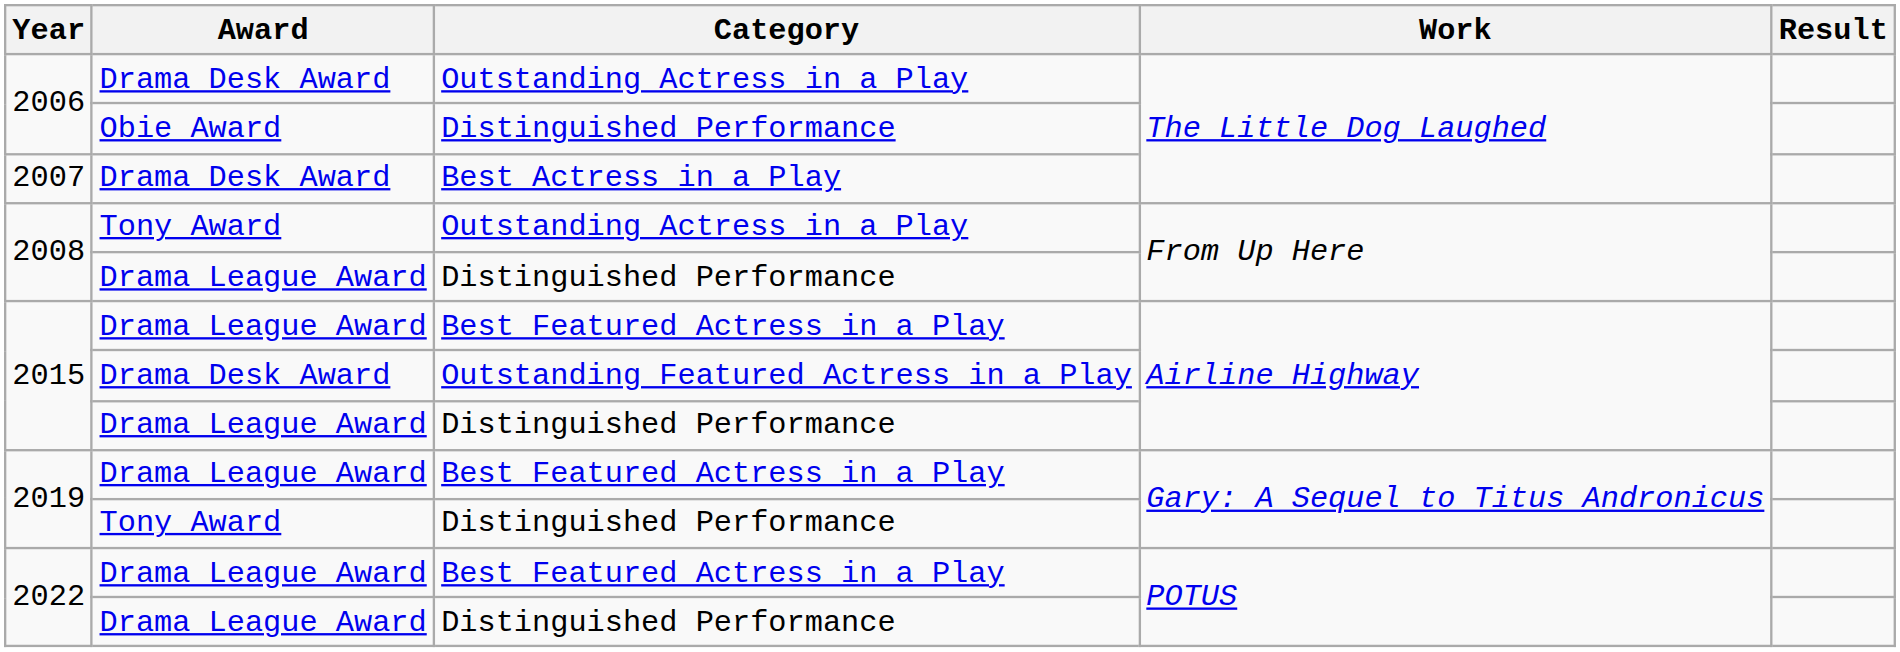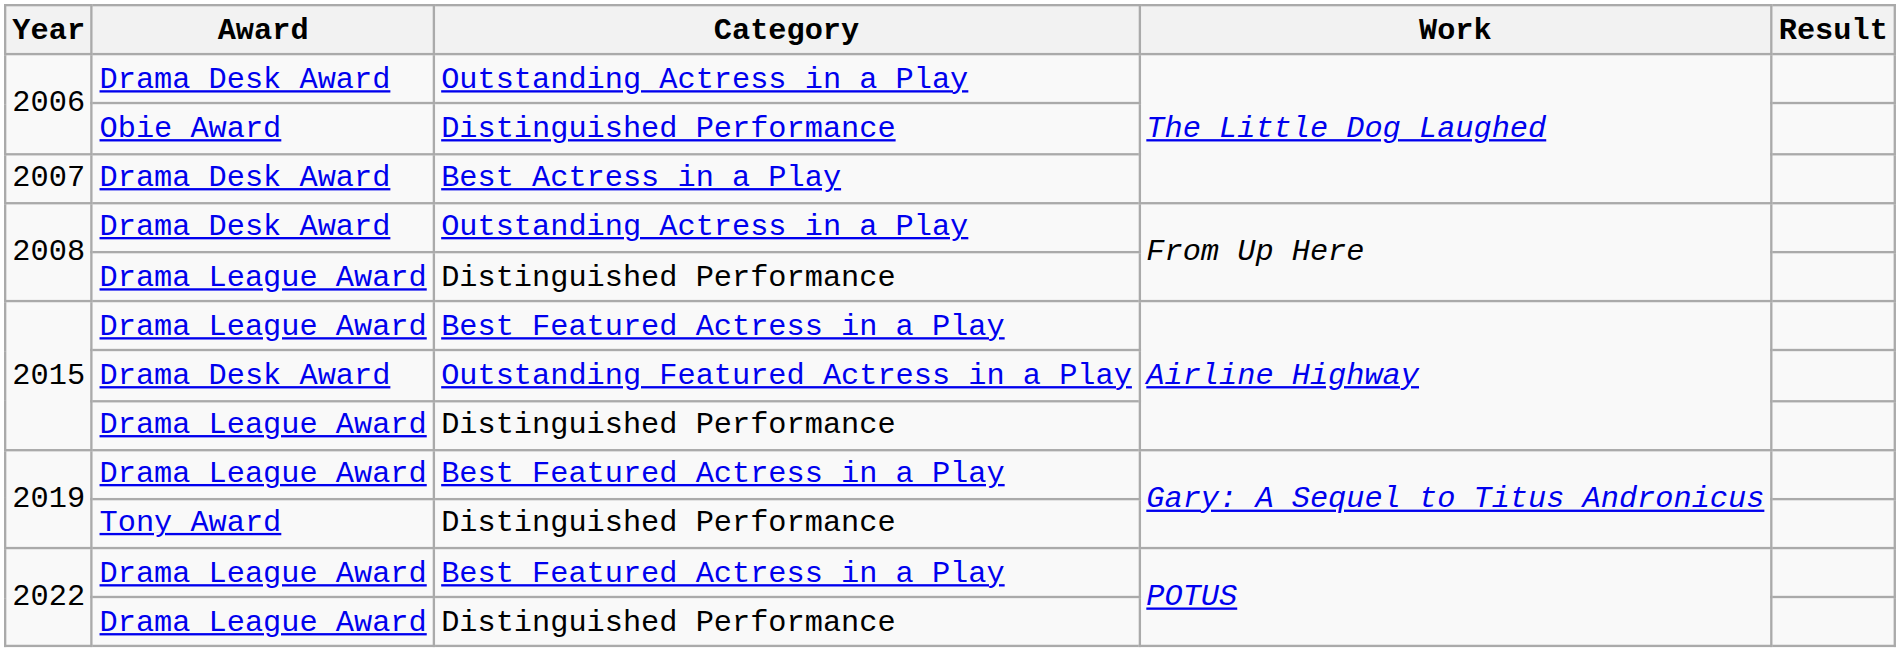(190, 227) Tony Award -> (245, 227) Drama Desk Award
